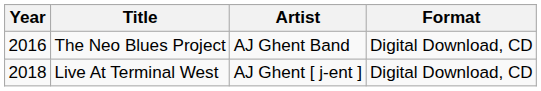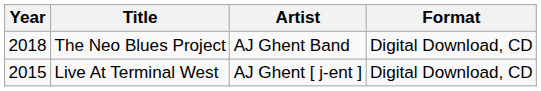(28, 45) 2016 -> (28, 45) 2018
(28, 72) 2018 -> (28, 72) 2015
